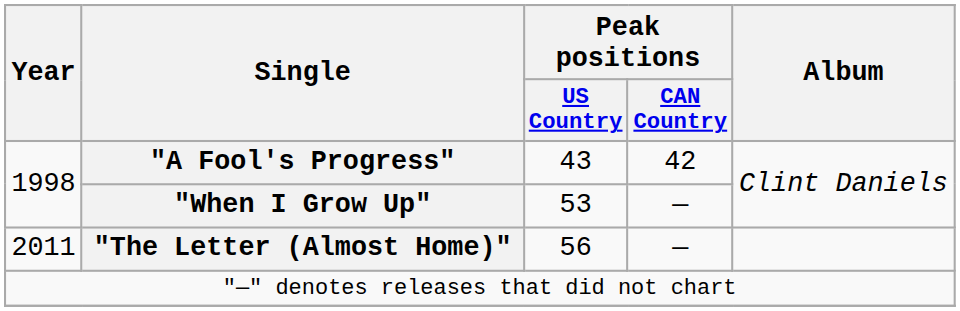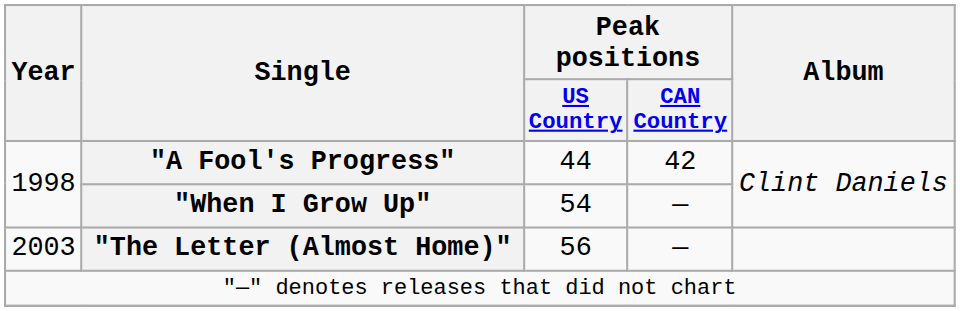(576, 162) 43 -> (576, 162) 44
(576, 205) 53 -> (576, 205) 54
(44, 249) 2011 -> (44, 249) 2003
